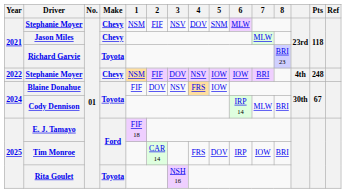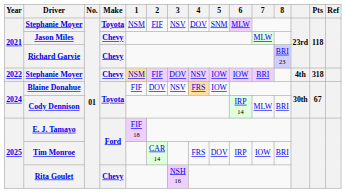(113, 24) Chevy -> (113, 24) Toyota
(113, 56) Toyota -> (113, 56) Chevy
(318, 75) 248 -> (318, 75) 318
(113, 176) Toyota -> (113, 176) Chevy
